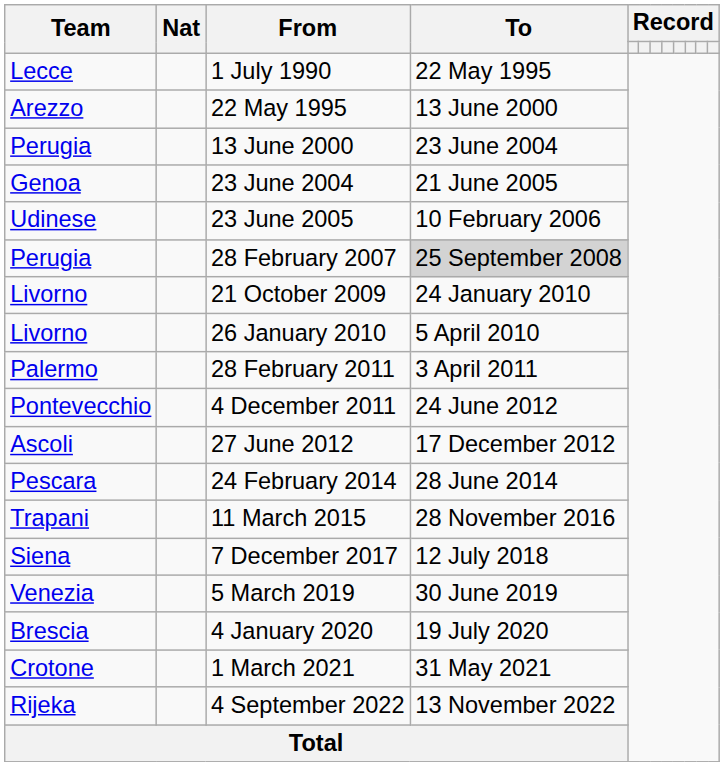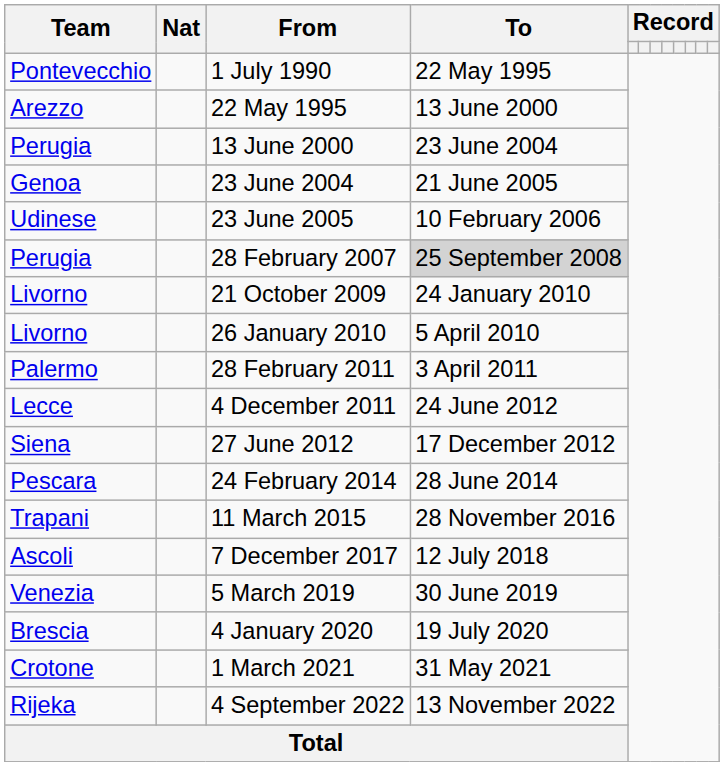(42, 71) Lecce -> (81, 71) Pontevecchio
(81, 407) Pontevecchio -> (42, 407) Lecce
(42, 444) Ascoli -> (40, 444) Siena
(40, 556) Siena -> (42, 556) Ascoli
